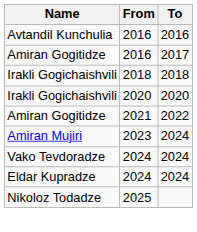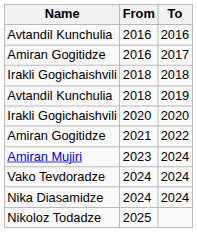+ row: (60, 95)
+ row: (55, 197)
- row: (51, 177)
